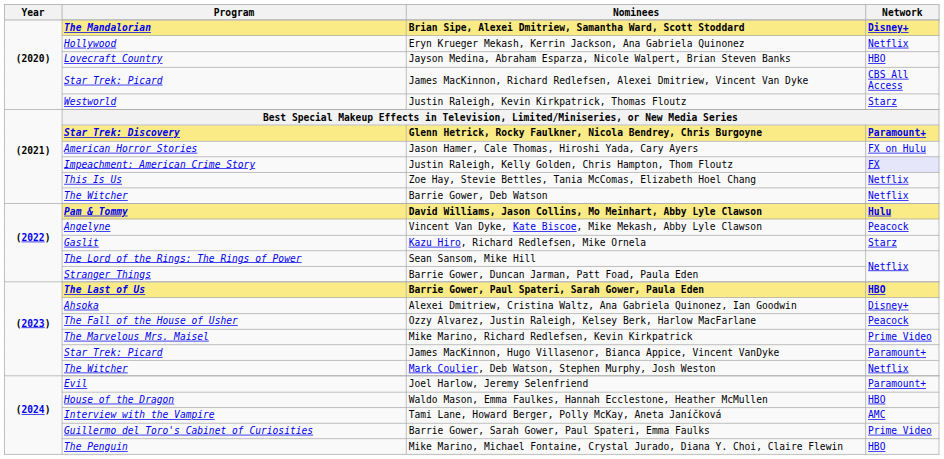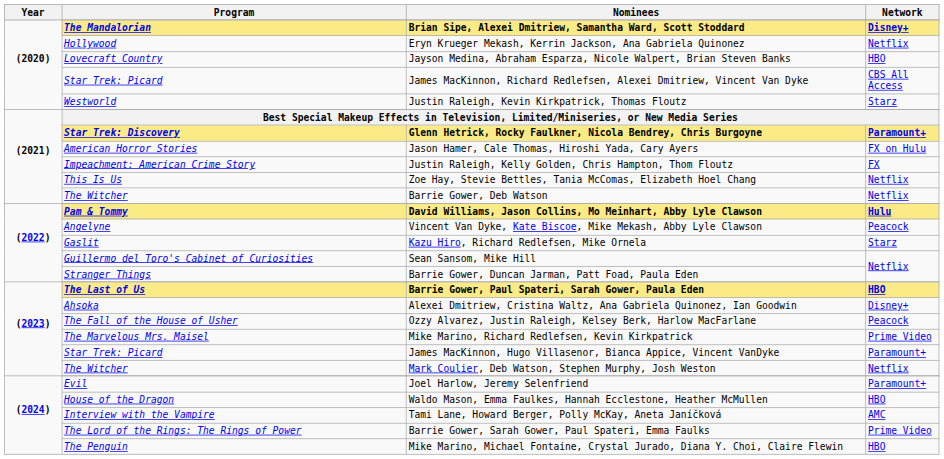(874, 164) lavender background -> (874, 164) no background
(183, 258) The Lord of the Rings: The Rings of Power -> (189, 258) Guillermo del Toro's Cabinet of Curiosities
(189, 431) Guillermo del Toro's Cabinet of Curiosities -> (183, 431) The Lord of the Rings: The Rings of Power
